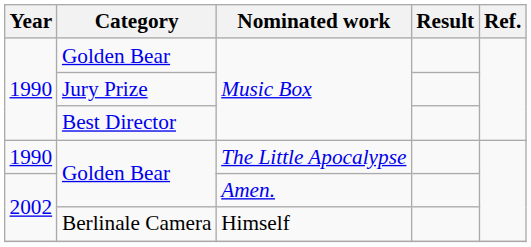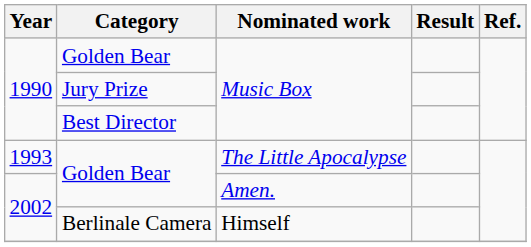(31, 156) 1990 -> (31, 156) 1993
